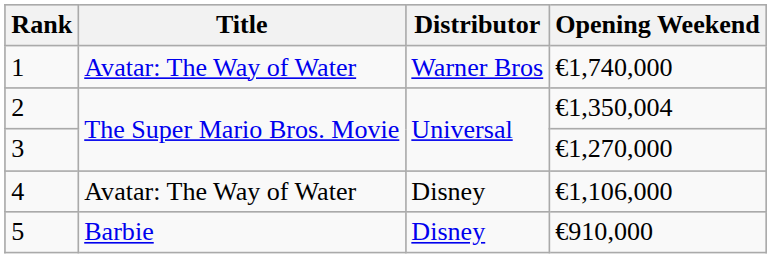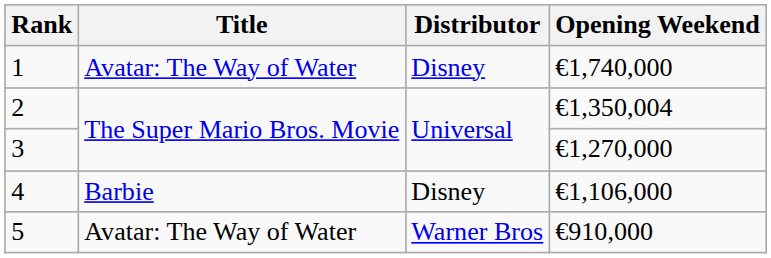(477, 66) Warner Bros -> (448, 66) Disney
(220, 190) Avatar: The Way of Water -> (119, 190) Barbie
(119, 231) Barbie -> (220, 231) Avatar: The Way of Water
(448, 231) Disney -> (477, 231) Warner Bros
